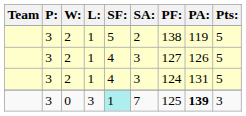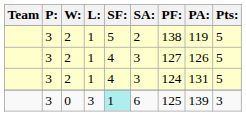(137, 100) 7 -> (137, 100) 6
(199, 100) bold -> (199, 100) normal
